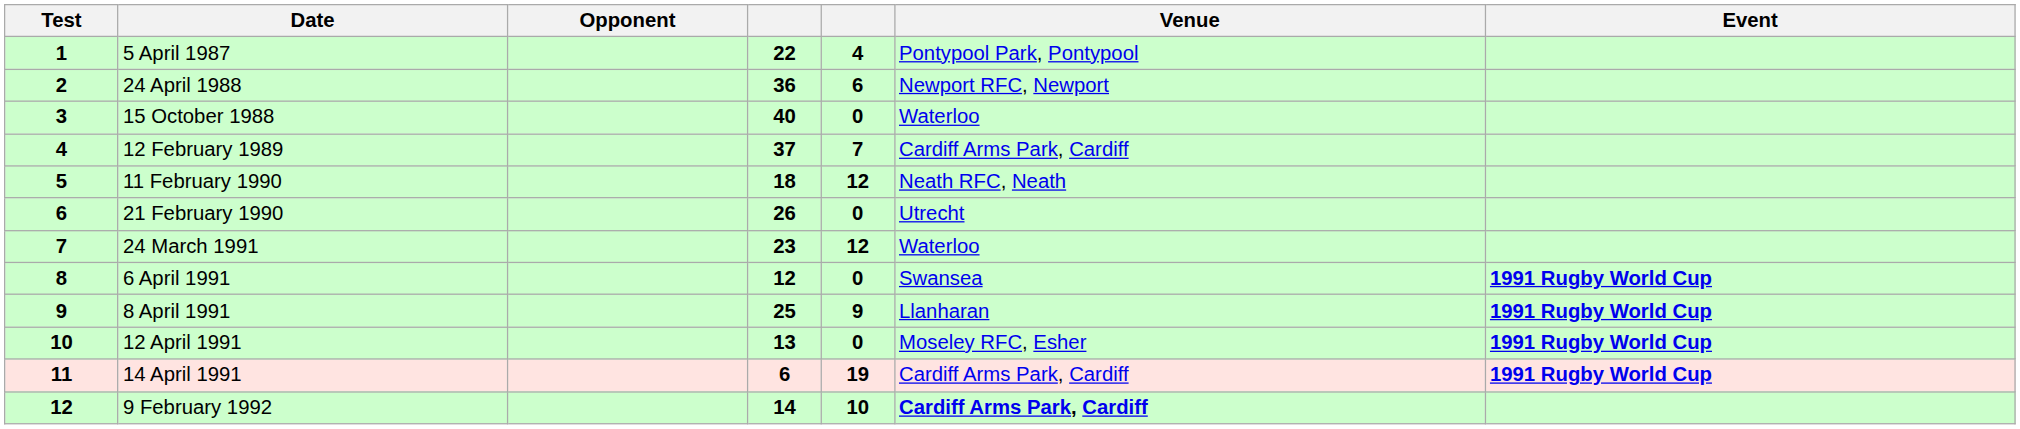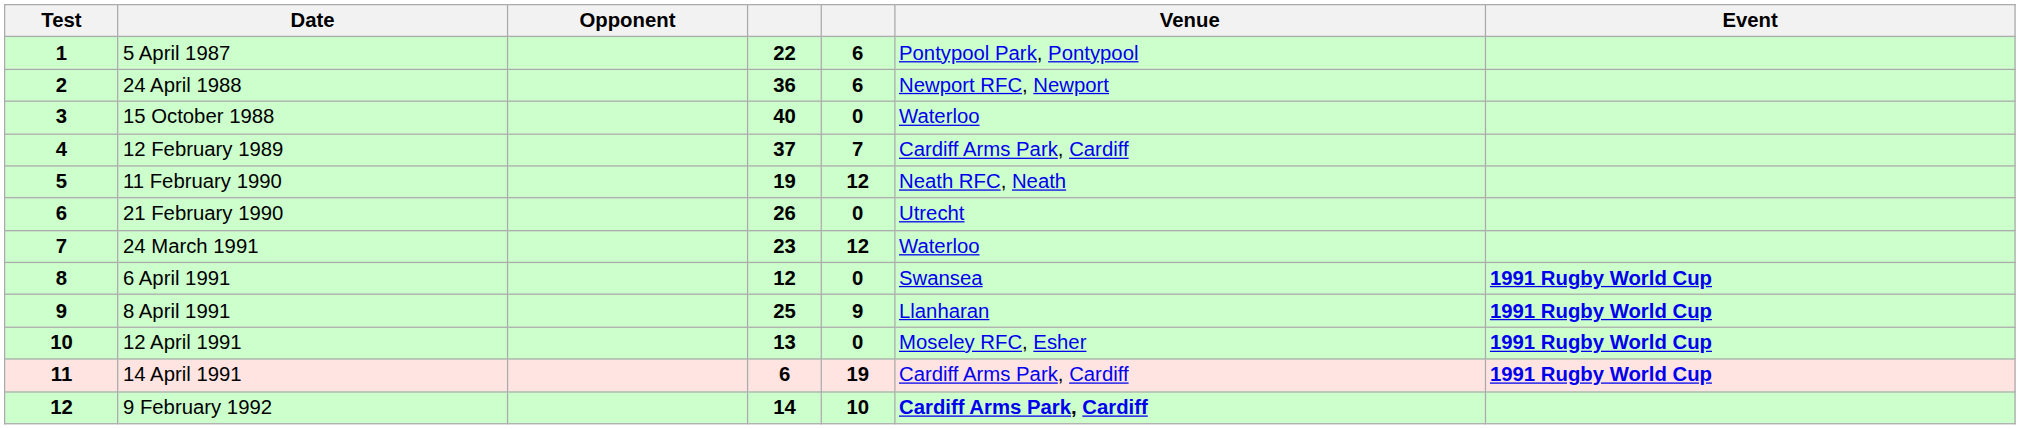(858, 52) 4 -> (858, 52) 6
(785, 181) 18 -> (785, 181) 19
